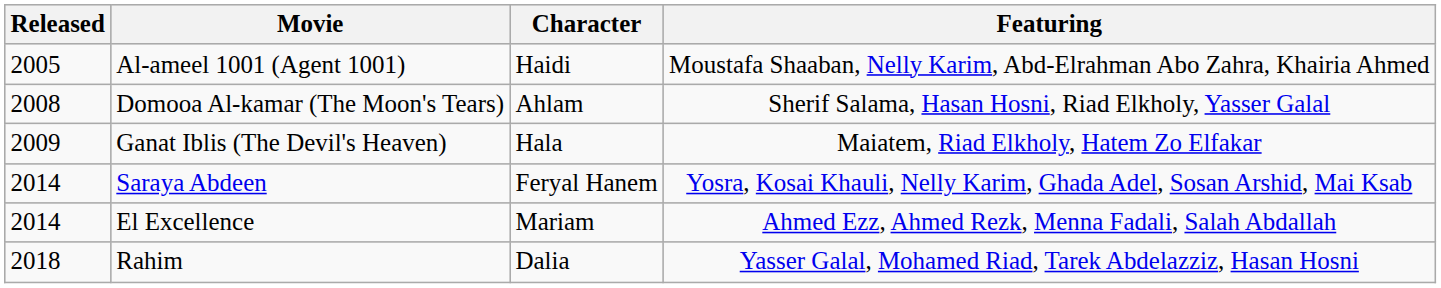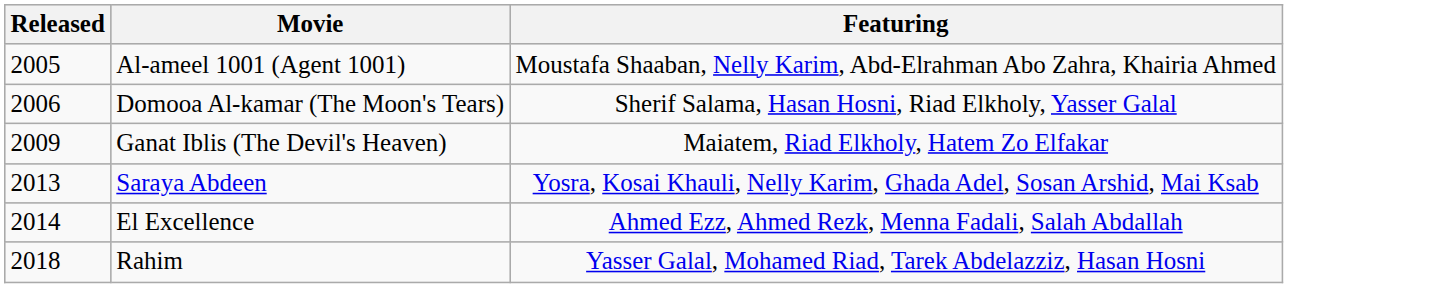- column: (587, 24)
(35, 103) 2008 -> (35, 103) 2006
(35, 182) 2014 -> (35, 182) 2013
